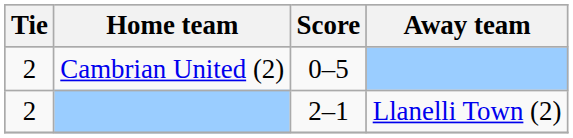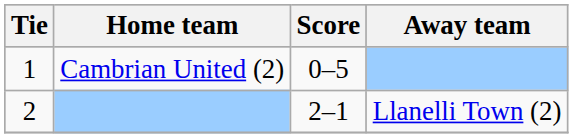(29, 68) 2 -> (29, 68) 1
